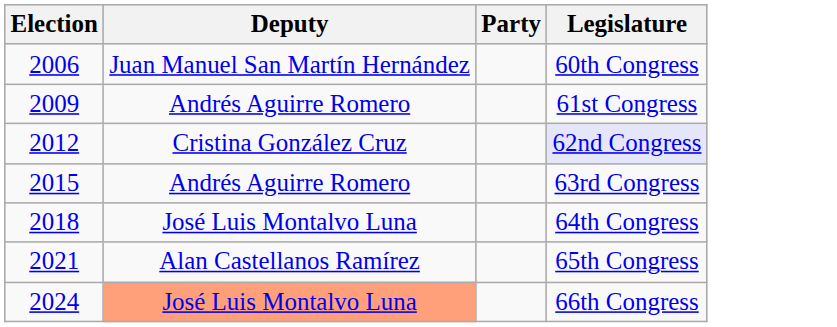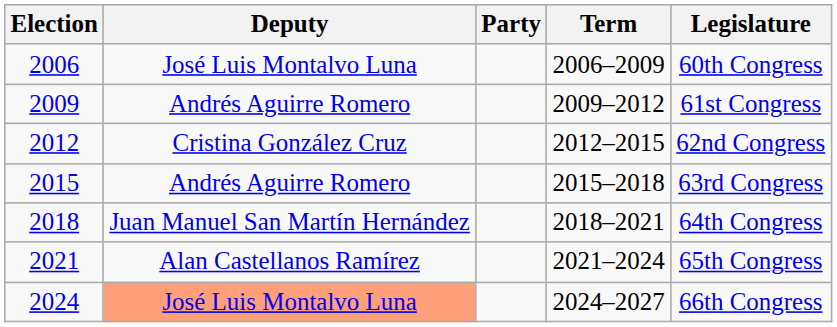+ column: (609, 24)
(290, 63) Juan Manuel San Martín Hernández -> (290, 63) José Luis Montalvo Luna
(627, 143) lavender background -> (751, 143) no background
(290, 222) José Luis Montalvo Luna -> (290, 222) Juan Manuel San Martín Hernández
